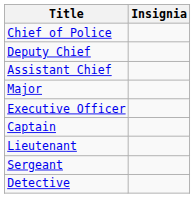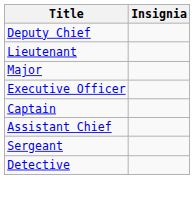- row: (59, 33)
rows swapped: (59, 70) <-> (42, 146)
